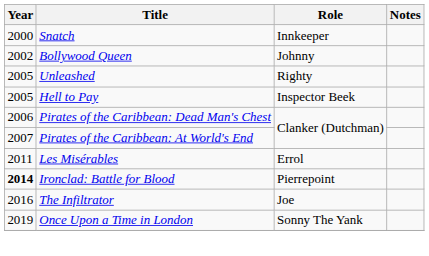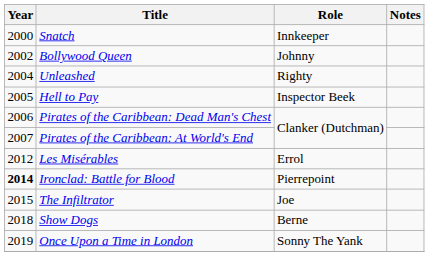(20, 76) 2005 -> (20, 76) 2004
(20, 158) 2011 -> (20, 158) 2012
(20, 199) 2016 -> (20, 199) 2015
+ row: (69, 220)
